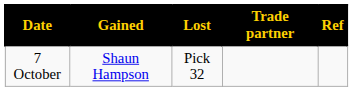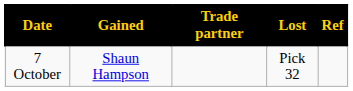columns swapped: (197, 25) <-> (270, 25)
